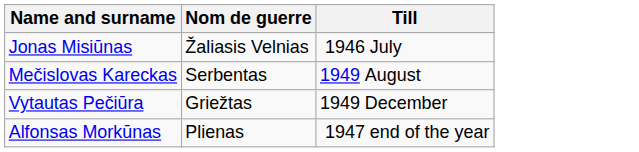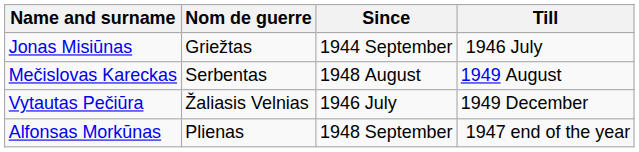+ column: (386, 18)
(247, 47) Žaliasis Velnias -> (219, 47) Griežtas
(219, 103) Griežtas -> (247, 103) Žaliasis Velnias
